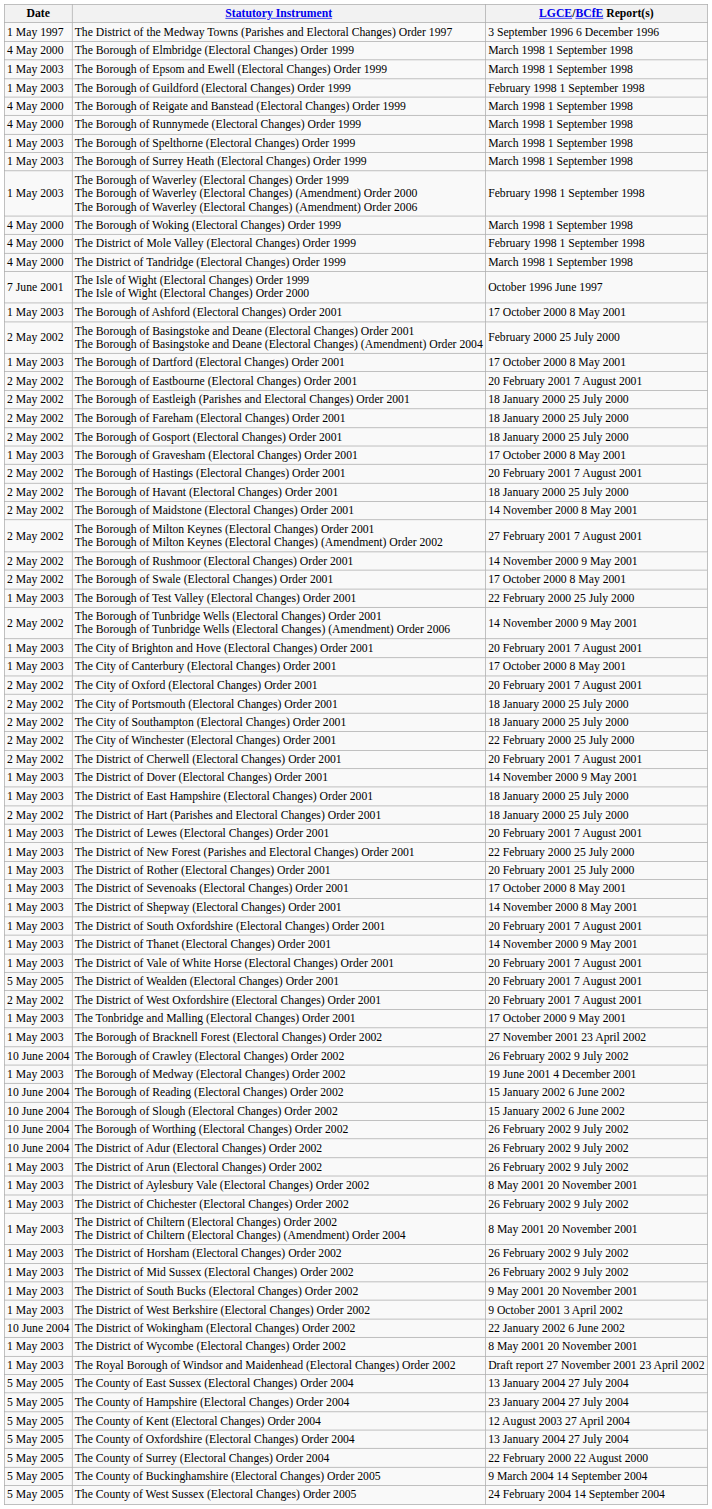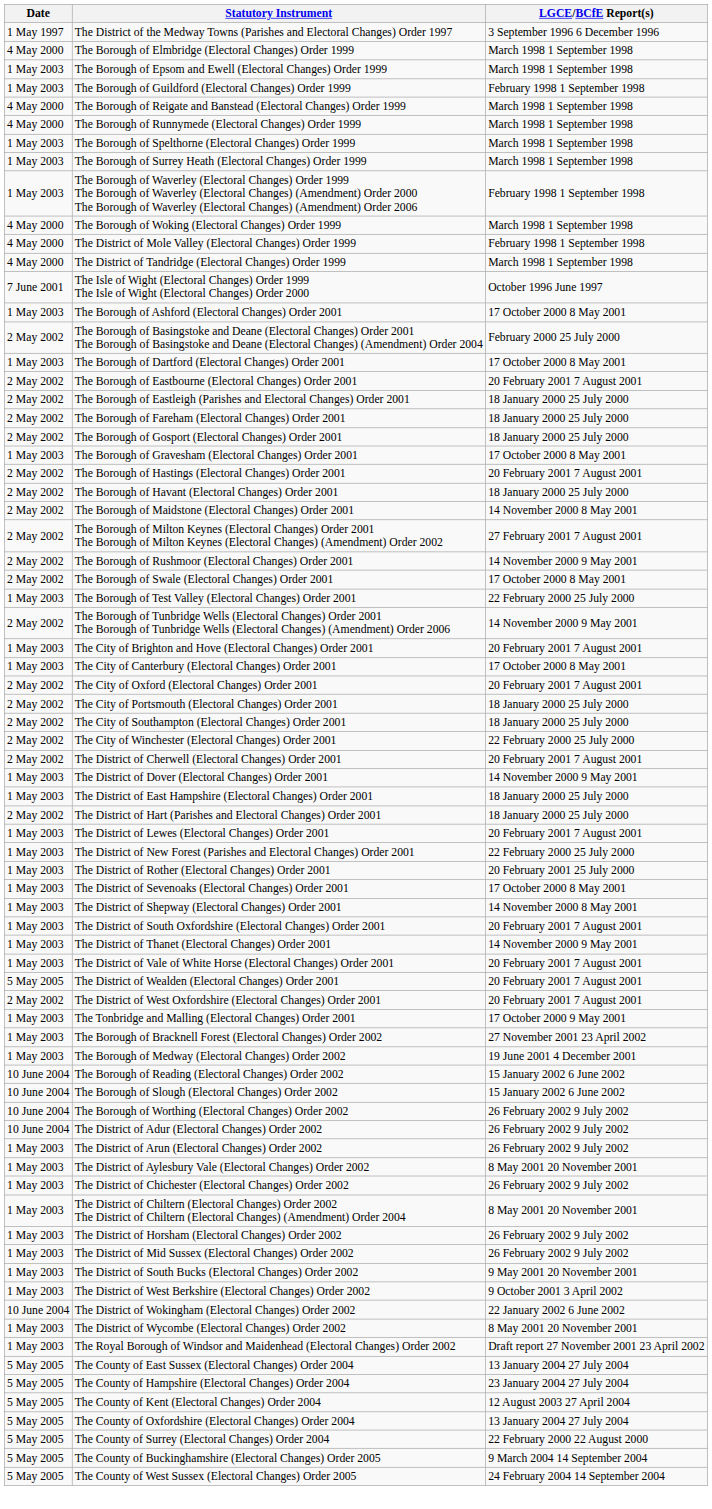- row: (209, 1055)
